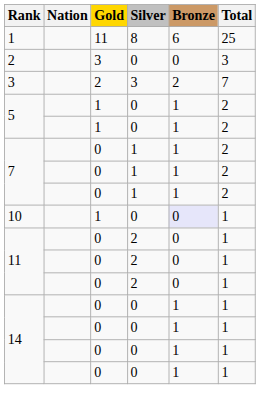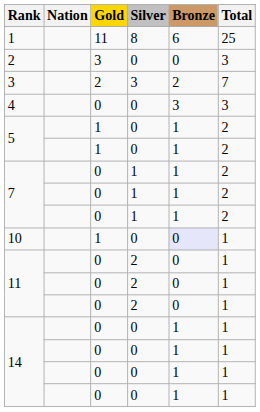+ row: (11, 104)
